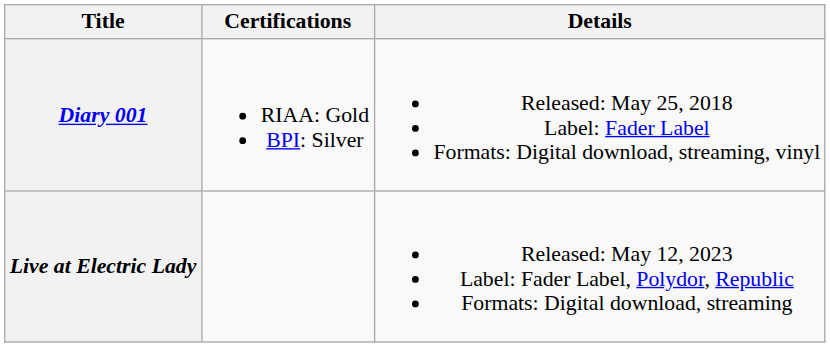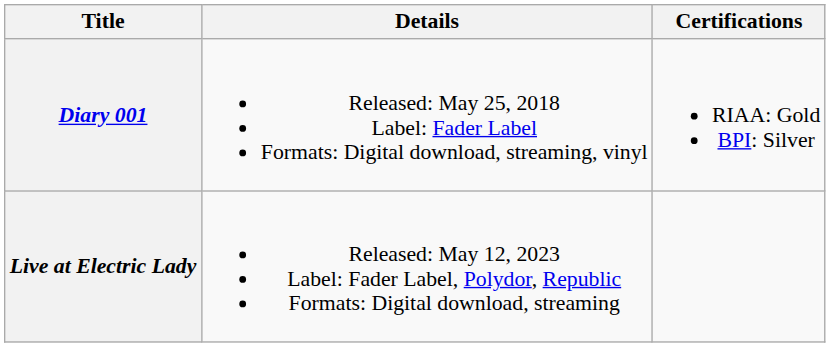columns swapped: (600, 21) <-> (288, 21)
